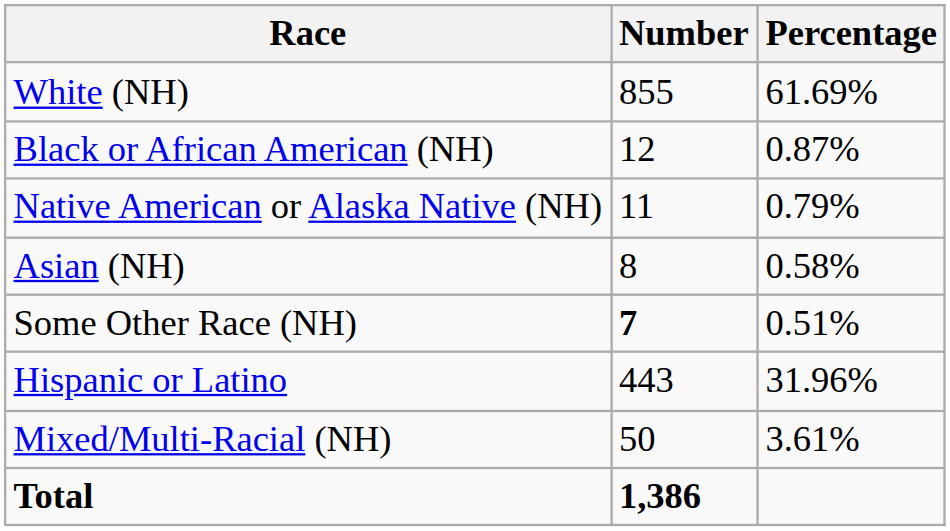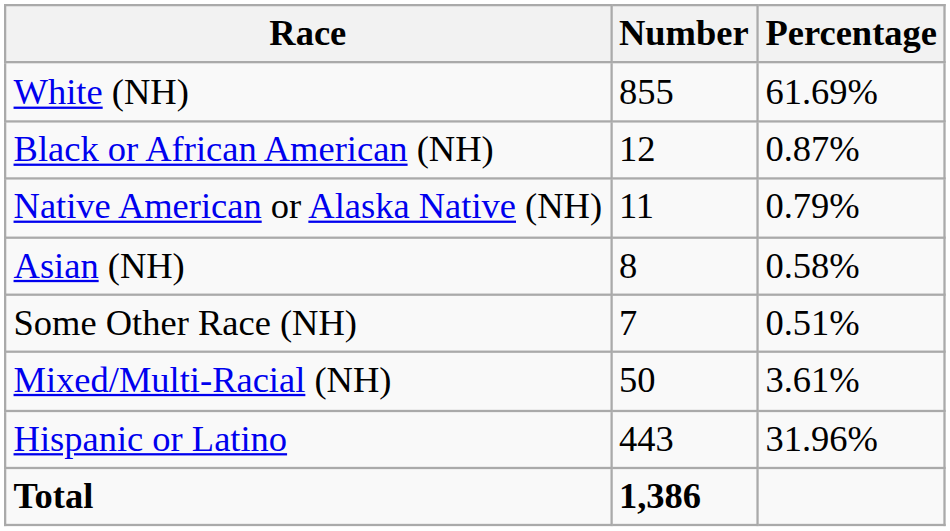(628, 322) bold -> (628, 322) normal
rows swapped: (203, 438) <-> (150, 380)
